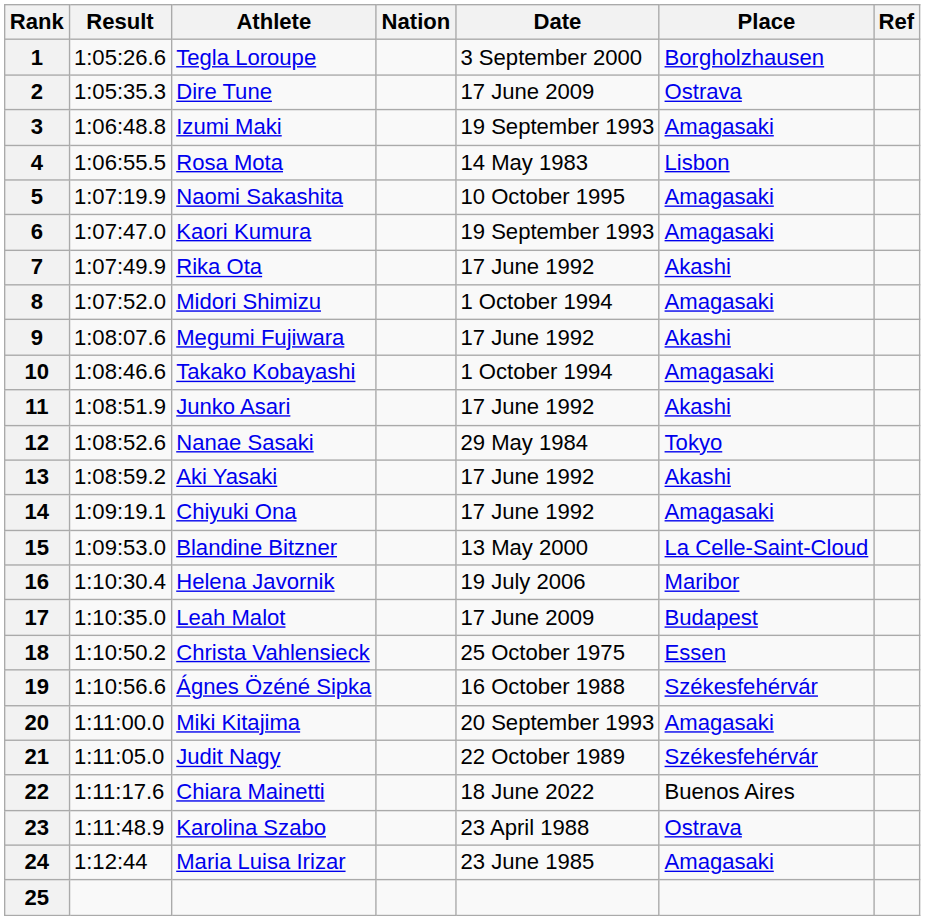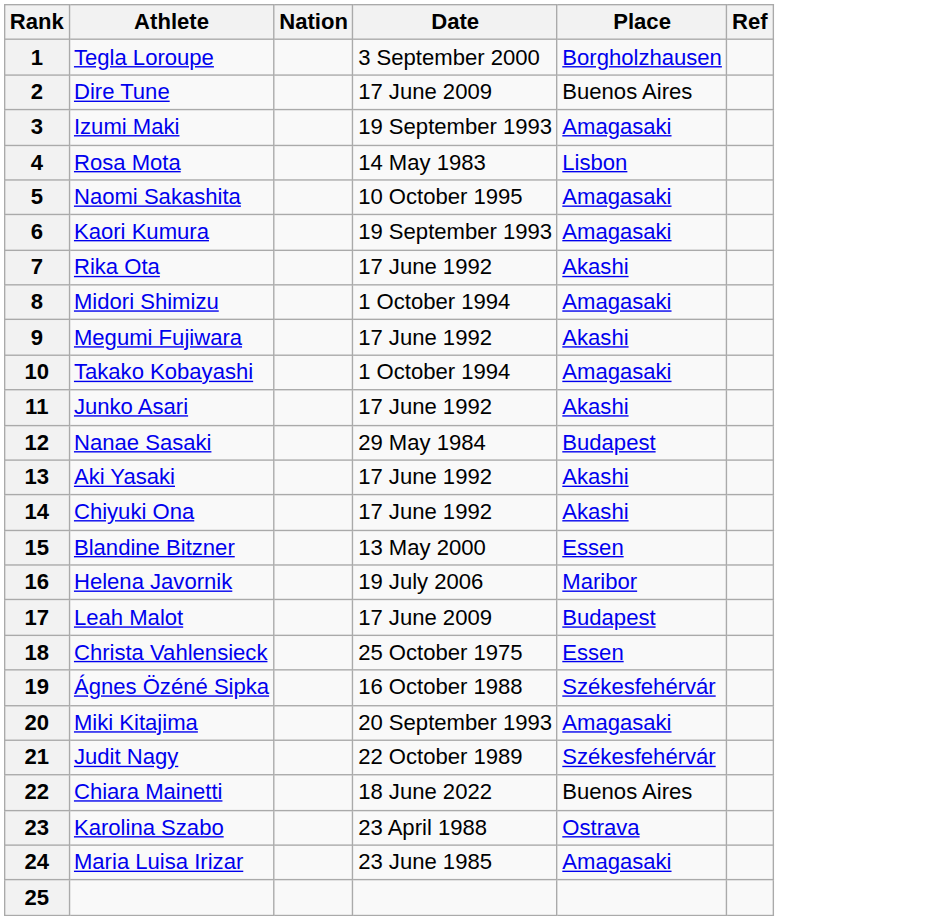- column: (120, 22)
(703, 92) Ostrava -> (627, 92) Buenos Aires
(693, 442) Tokyo -> (609, 442) Budapest
(719, 512) Amagasaki -> (595, 512) Akashi
(766, 547) La Celle-Saint-Cloud -> (593, 547) Essen
